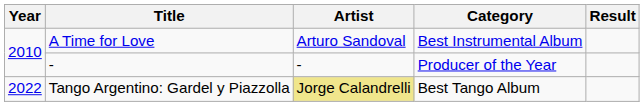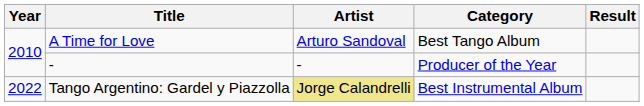(500, 40) Best Instrumental Album -> (479, 40) Best Tango Album
(479, 88) Best Tango Album -> (500, 88) Best Instrumental Album
